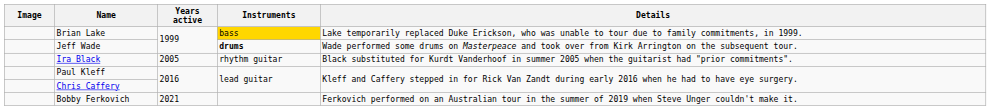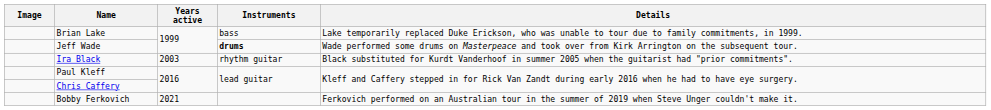(229, 33) gold background -> (229, 33) no background
(169, 60) 2005 -> (169, 60) 2003
